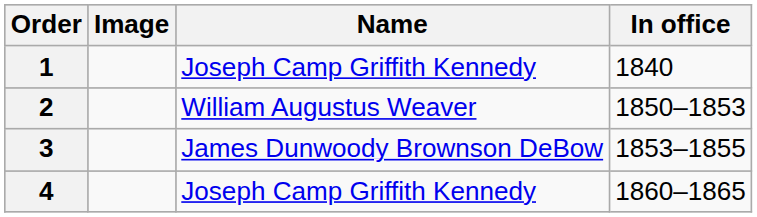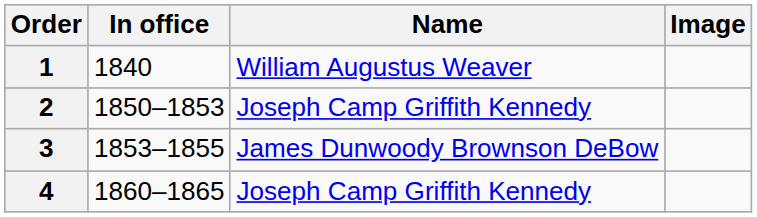columns swapped: (132, 25) <-> (680, 25)
(359, 66) Joseph Camp Griffith Kennedy -> (384, 66) William Augustus Weaver
(329, 107) William Augustus Weaver -> (414, 107) Joseph Camp Griffith Kennedy
